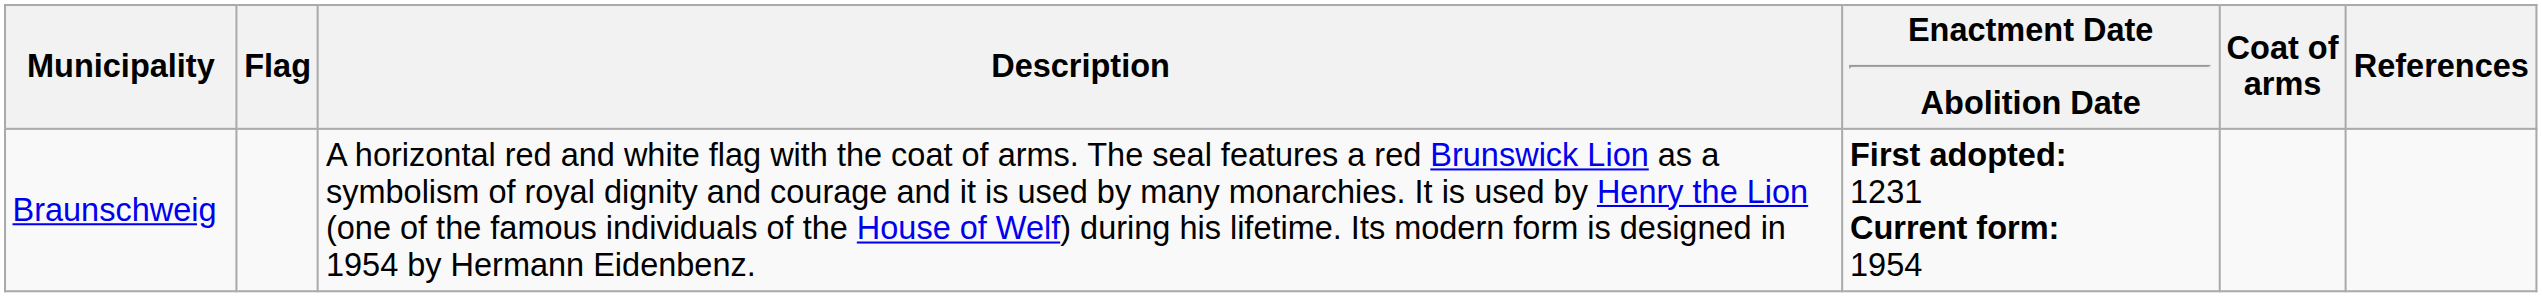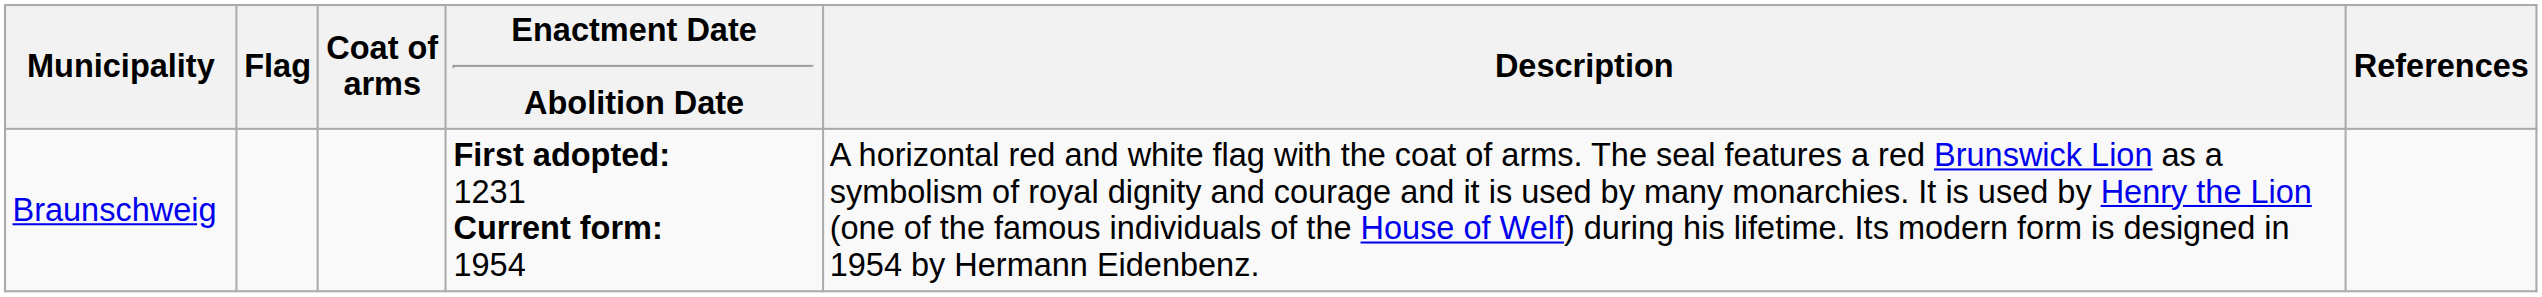columns swapped: (2283, 66) <-> (1081, 66)
